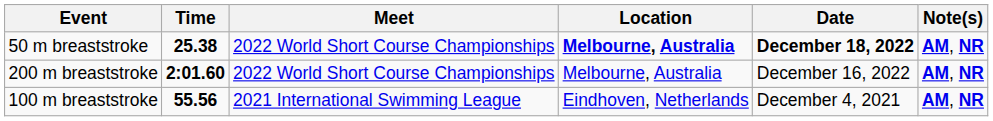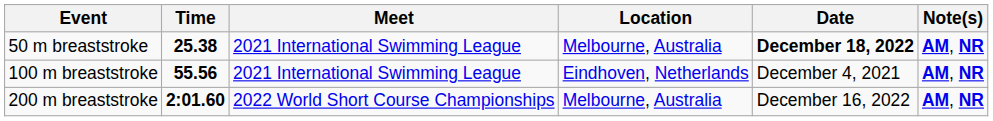(394, 45) 2022 World Short Course Championships -> (377, 45) 2021 International Swimming League
(649, 45) bold -> (642, 45) normal
rows swapped: (83, 101) <-> (83, 73)
